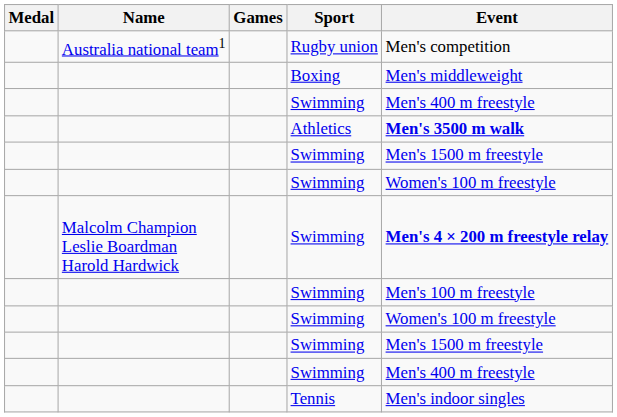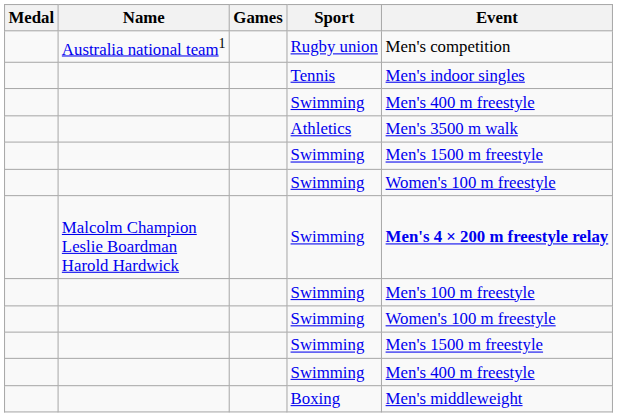rows swapped: (144, 76) <-> (144, 399)
(455, 128) bold -> (452, 128) normal
